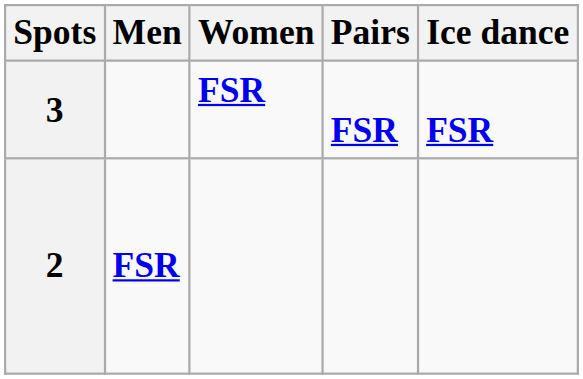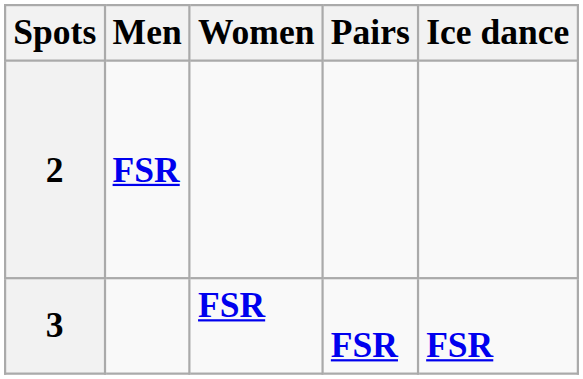rows swapped: (55, 108) <-> (55, 265)
